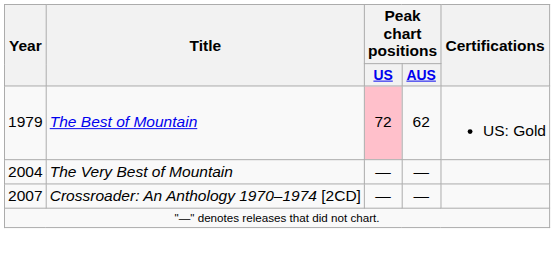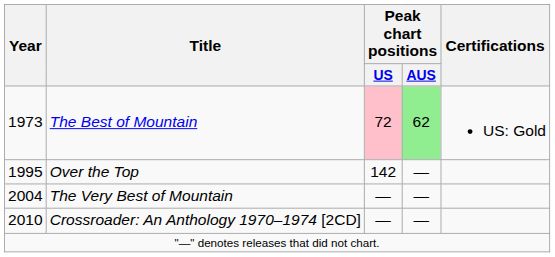(25, 122) 1979 -> (25, 122) 1973
(421, 122) no background -> (421, 122) lightgreen background
+ row: (94, 171)
(25, 196) 2007 -> (25, 220) 2010
